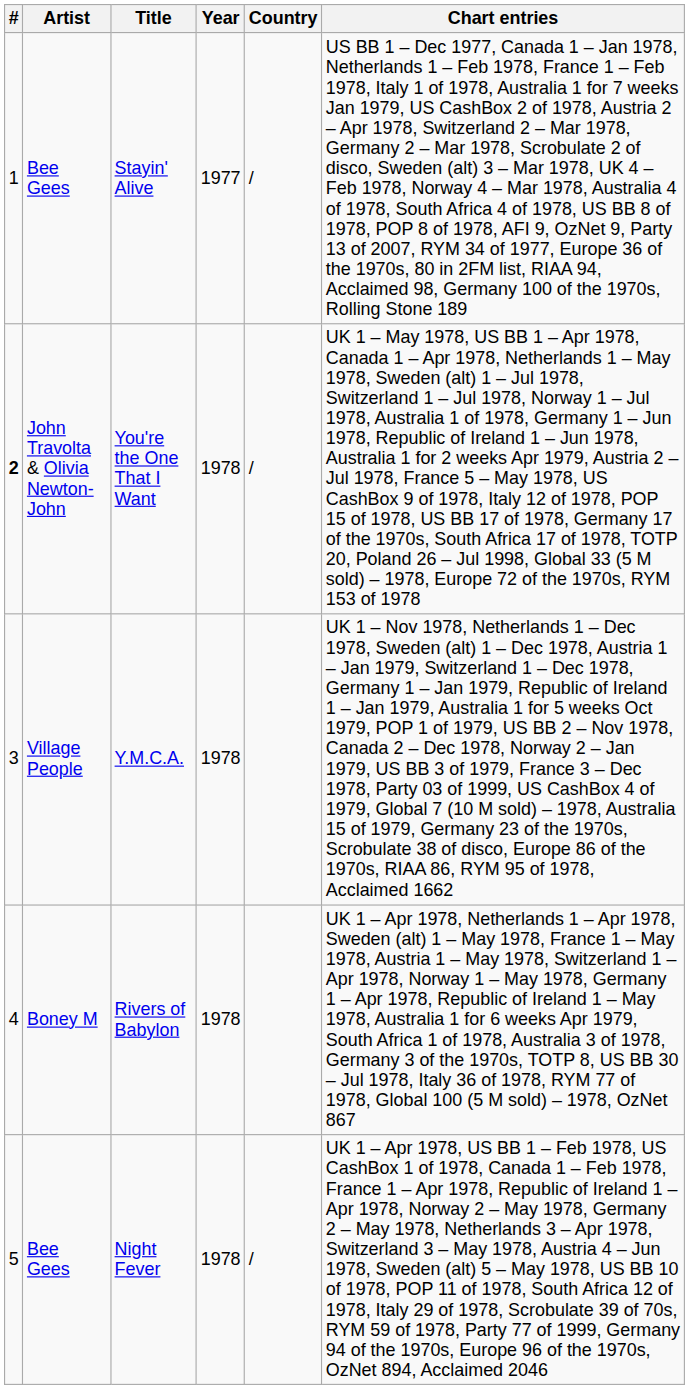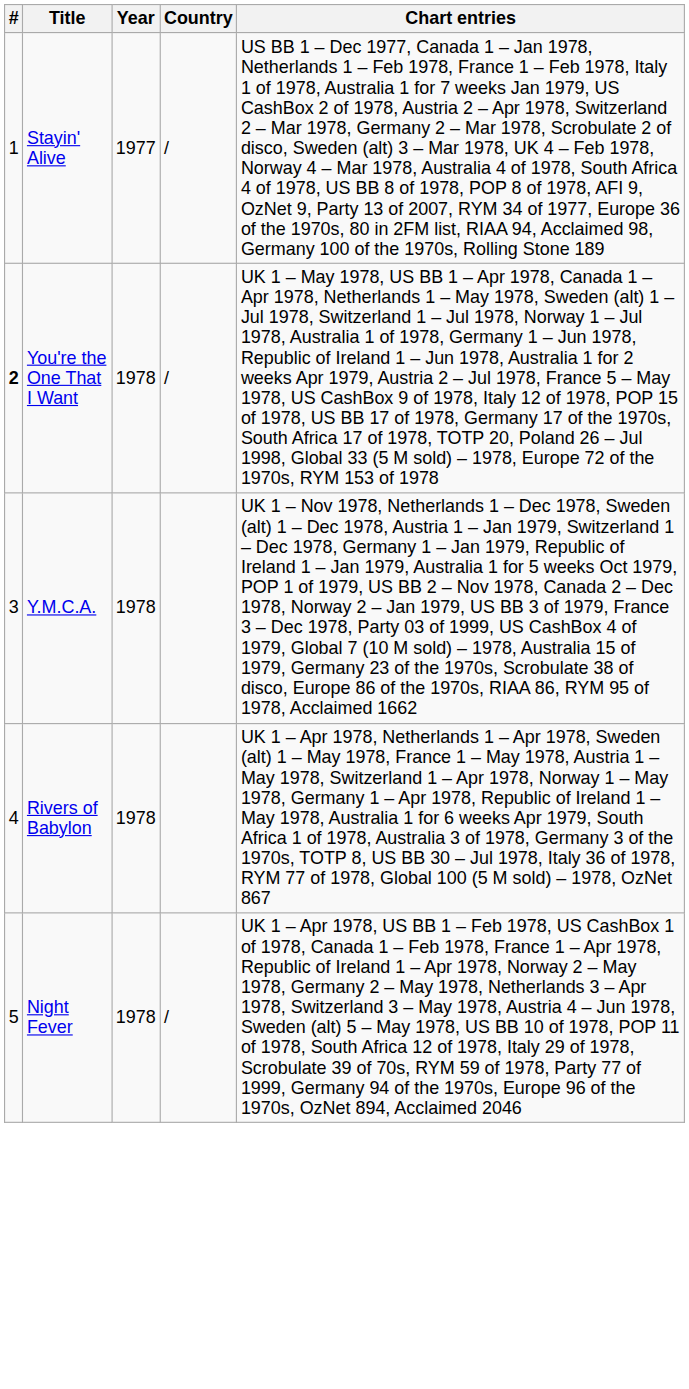- column: (67, 18)
